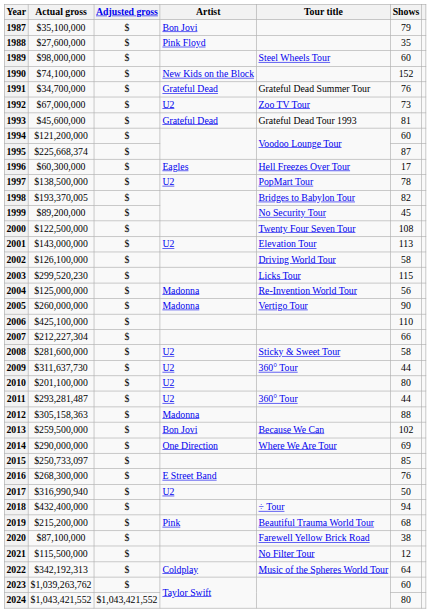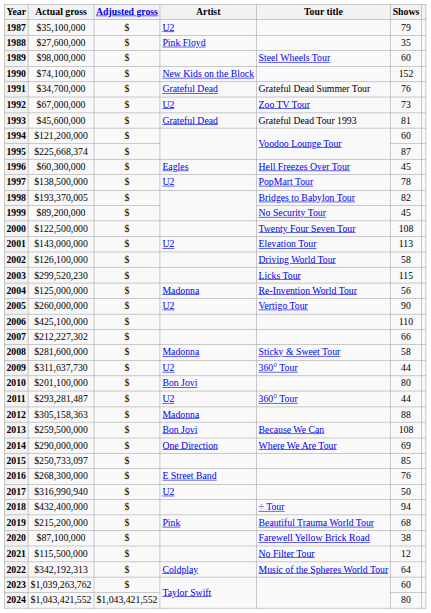(180, 27) Bon Jovi -> (168, 27) U2
(406, 167) 17 -> (406, 167) 45
(181, 306) Madonna -> (168, 306) U2
(61, 337) $212,227,304 -> (61, 337) $212,227,302
(168, 352) U2 -> (181, 352) Madonna
(168, 383) U2 -> (180, 383) Bon Jovi
(406, 430) 102 -> (406, 430) 108
